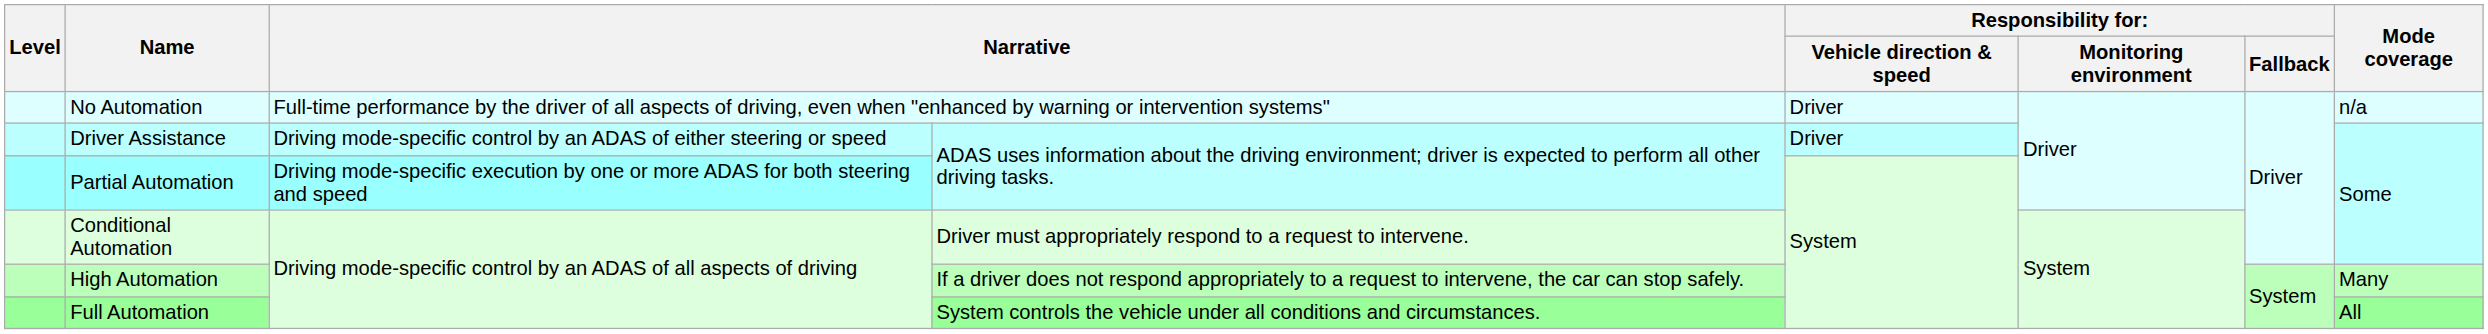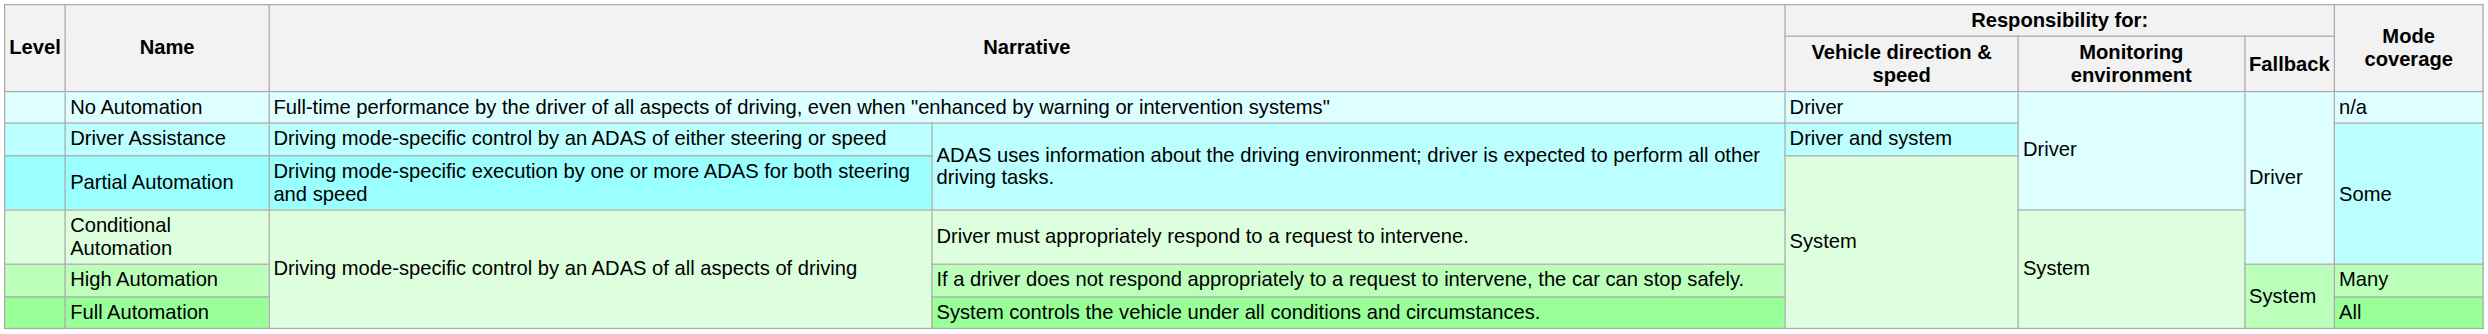(1816, 139) Driver -> (1871, 139) Driver and system
